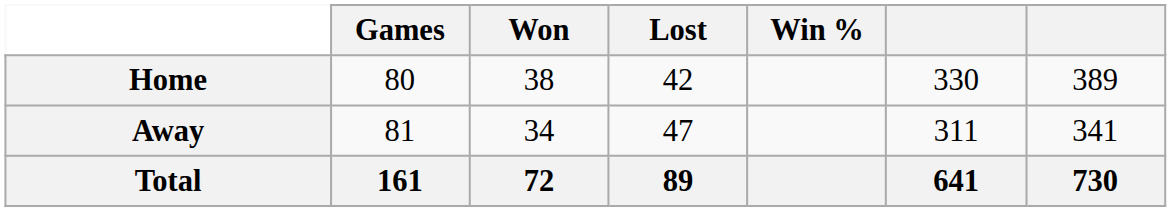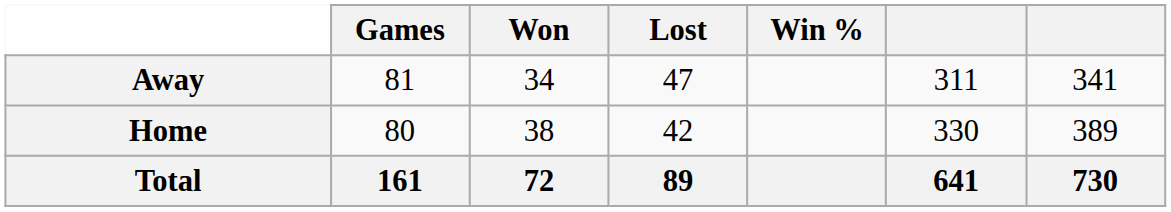rows swapped: (168, 80) <-> (168, 130)
